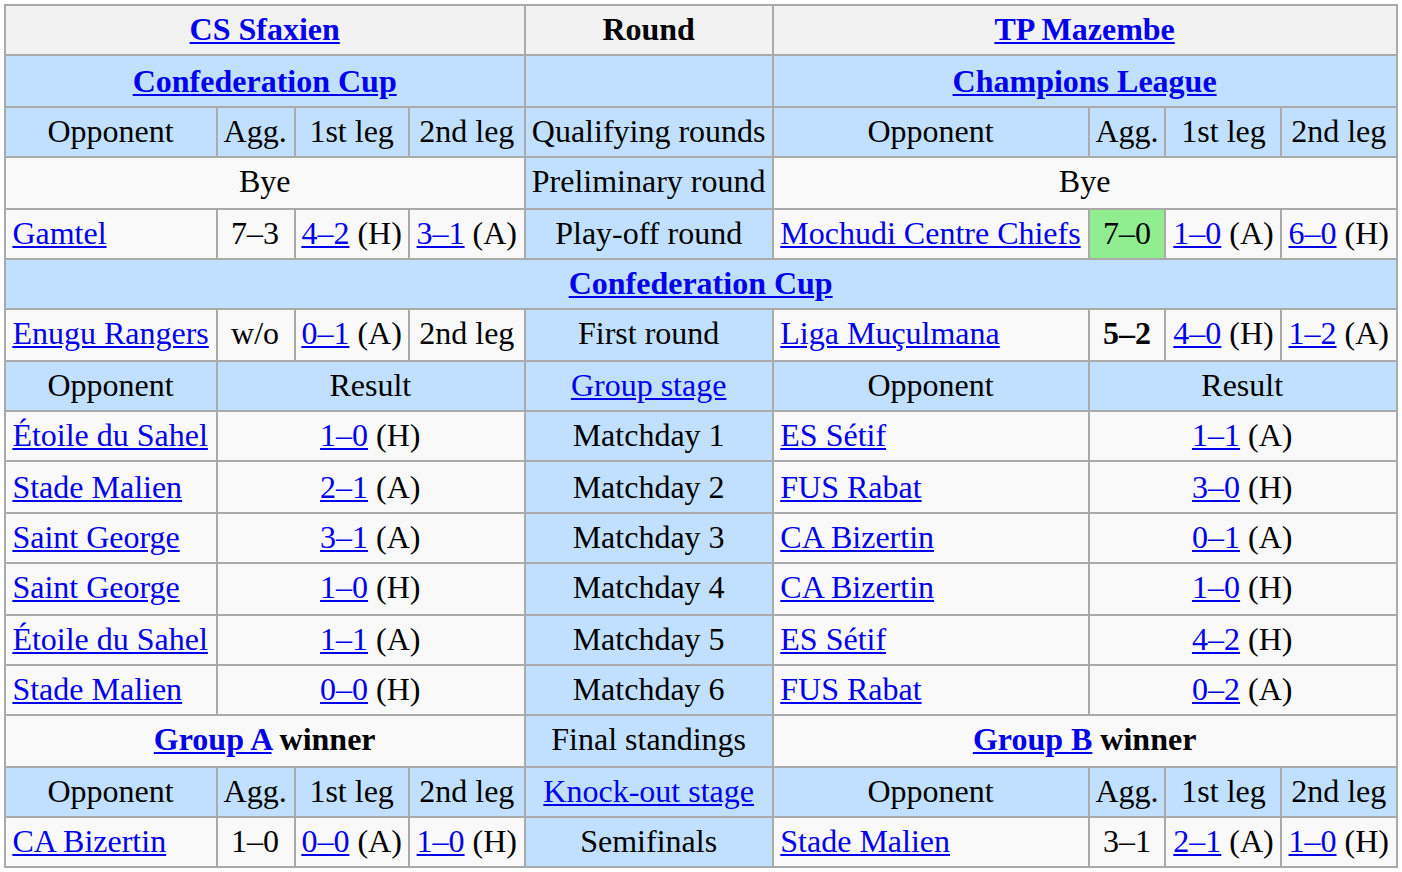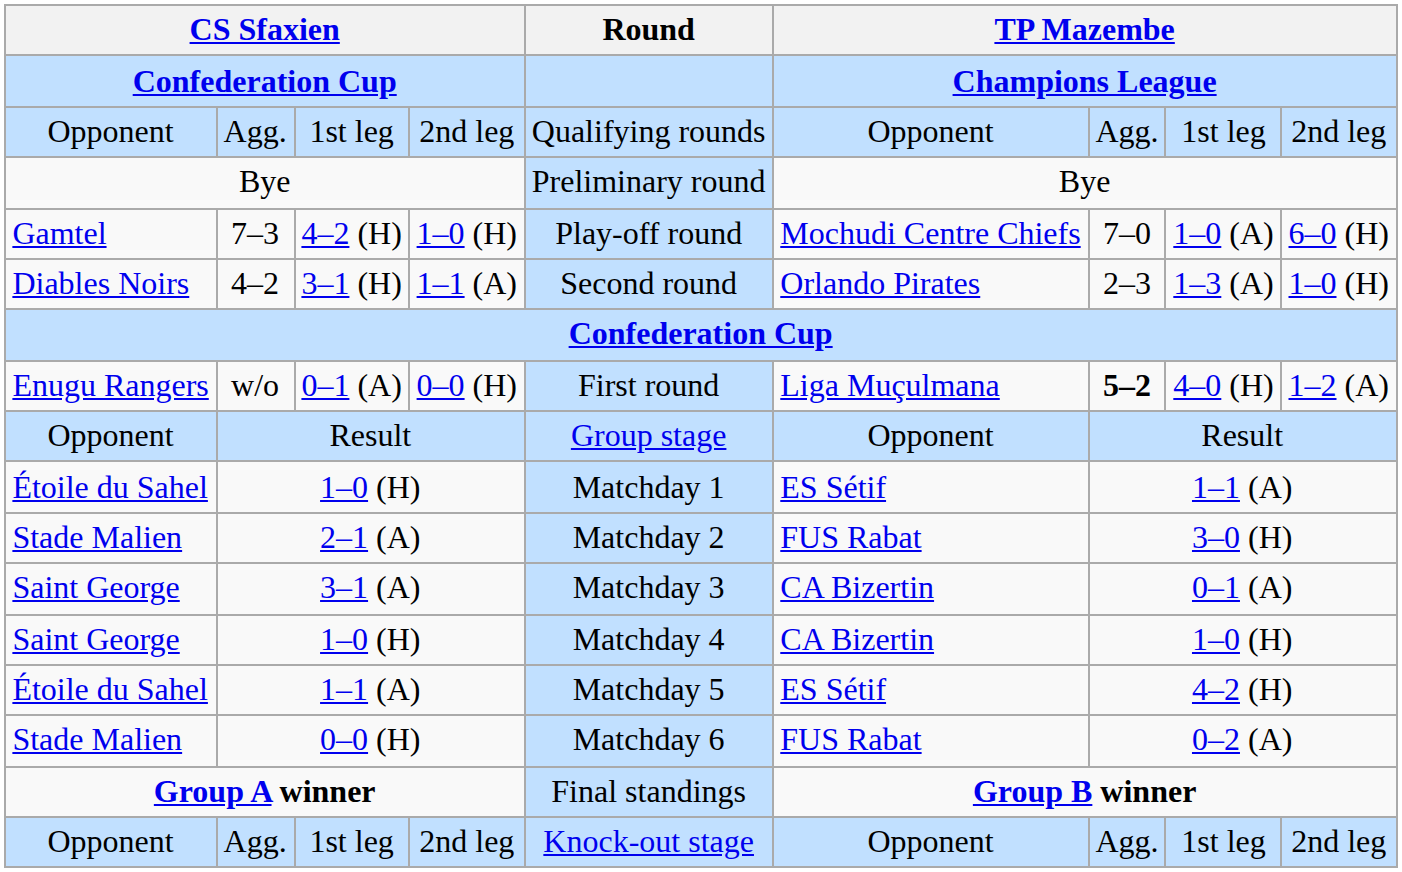(467, 232) 3–1 (A) -> (467, 232) 1–0 (H)
(1127, 232) lightgreen background -> (1127, 232) no background
+ row: (101, 283)
(467, 334) 2nd leg -> (467, 385) 0–0 (H)
- row: (89, 841)
